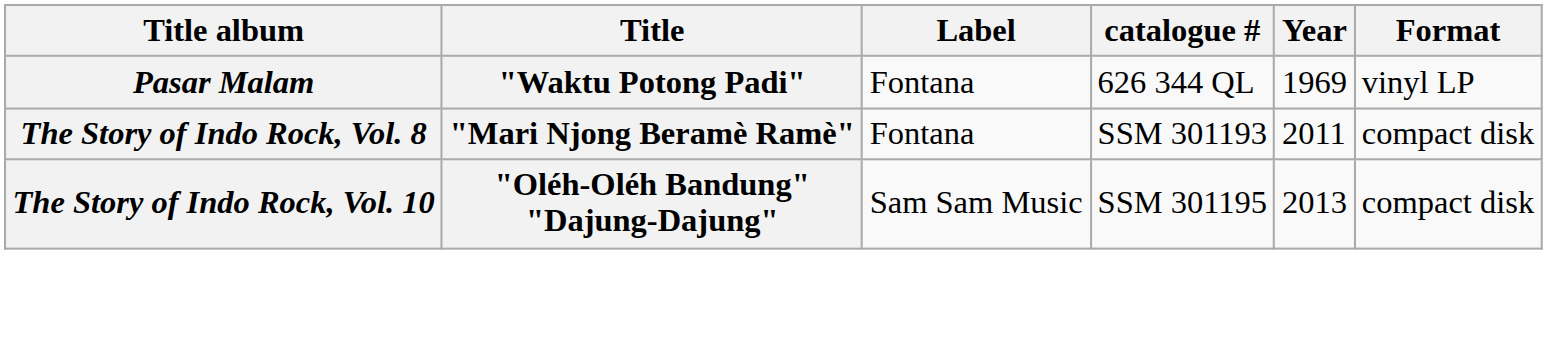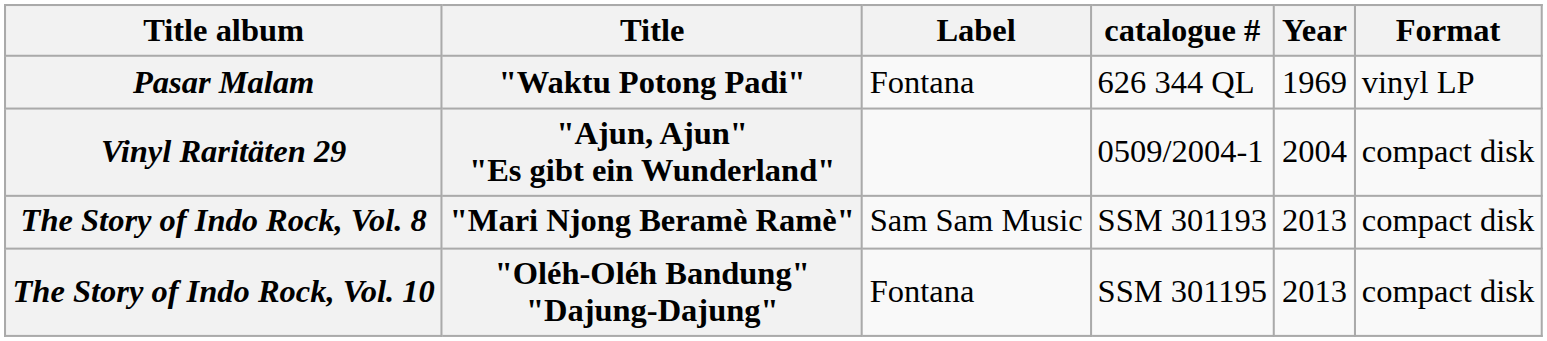+ row: (224, 151)
(922, 133) Fontana -> (976, 221) Sam Sam Music
(1314, 133) 2011 -> (1314, 221) 2013
(976, 203) Sam Sam Music -> (922, 291) Fontana
